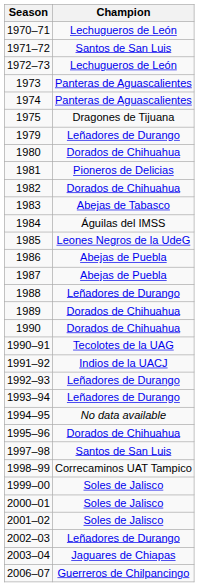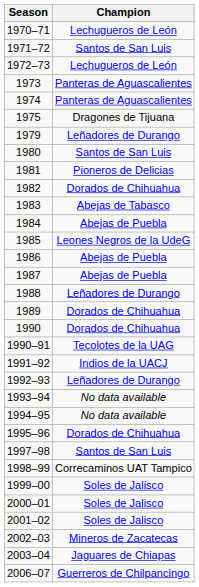(123, 153) Dorados de Chihuahua -> (123, 153) Santos de San Luis
(123, 223) Águilas del IMSS -> (123, 223) Abejas de Puebla
(123, 398) Leñadores de Durango -> (123, 398) No data available
(123, 538) Leñadores de Durango -> (123, 538) Mineros de Zacatecas
